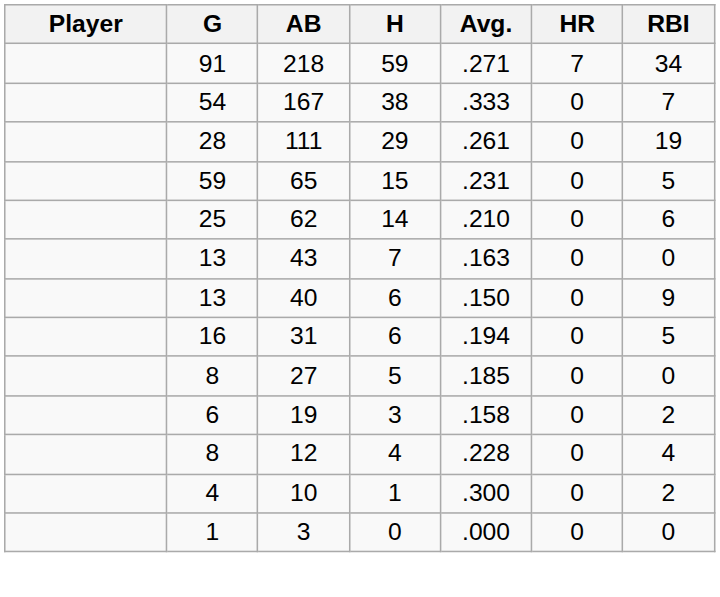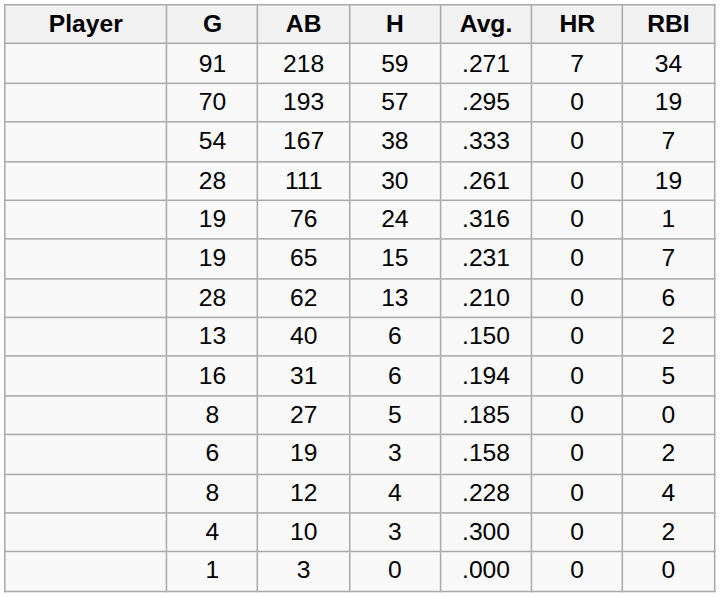+ row: (304, 102)
(395, 141) 29 -> (395, 180) 30
+ row: (304, 219)
(212, 180) 59 -> (212, 258) 19
(668, 180) 5 -> (668, 258) 7
(212, 219) 25 -> (212, 297) 28
(395, 219) 14 -> (395, 297) 13
- row: (304, 258)
(668, 297) 9 -> (668, 336) 2
(395, 492) 1 -> (395, 532) 3
